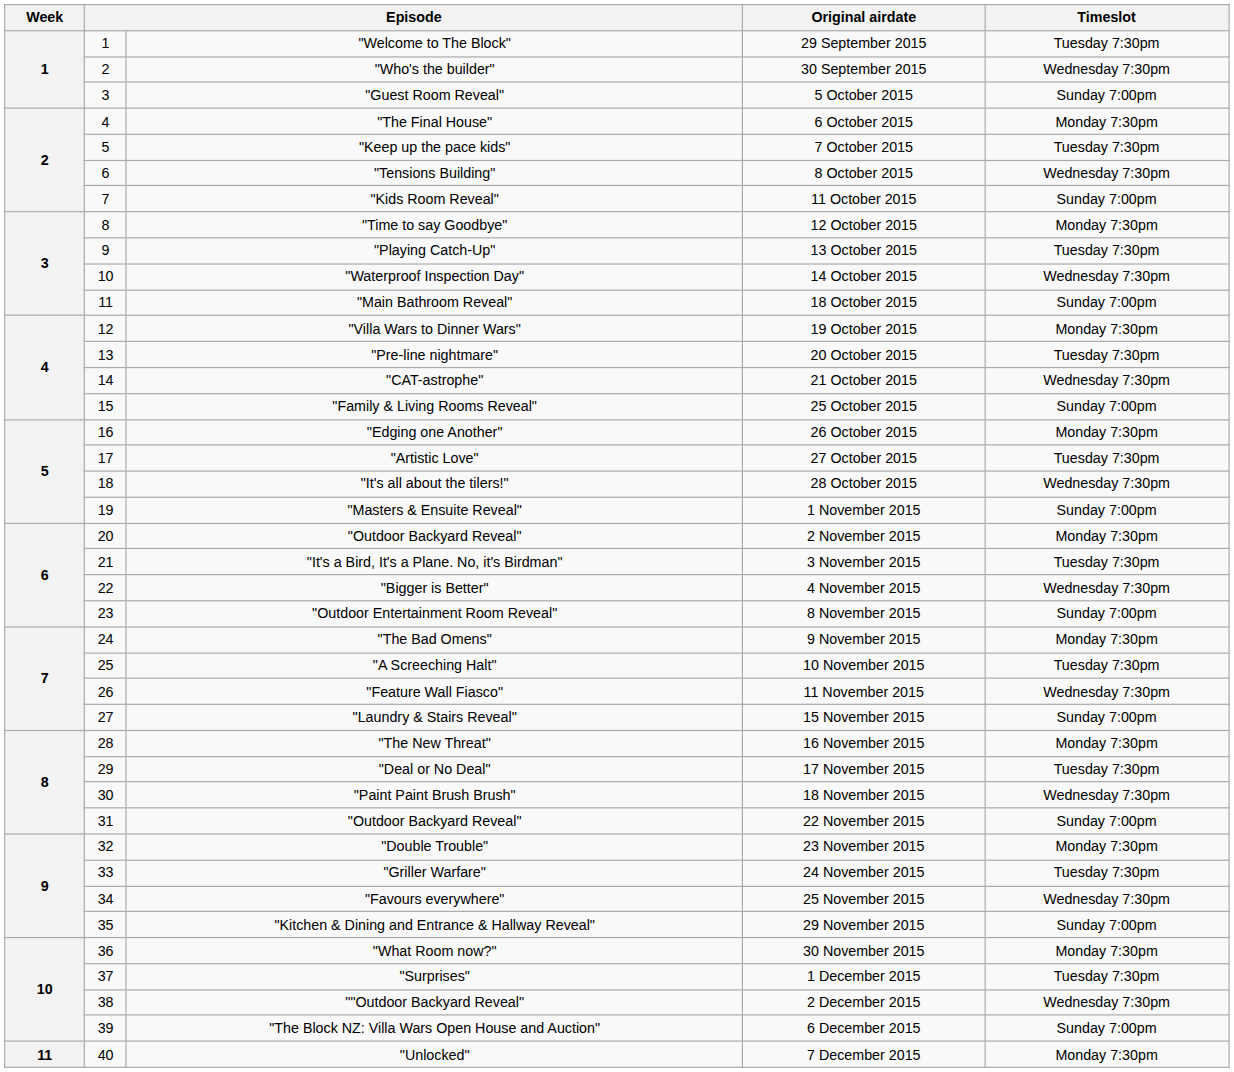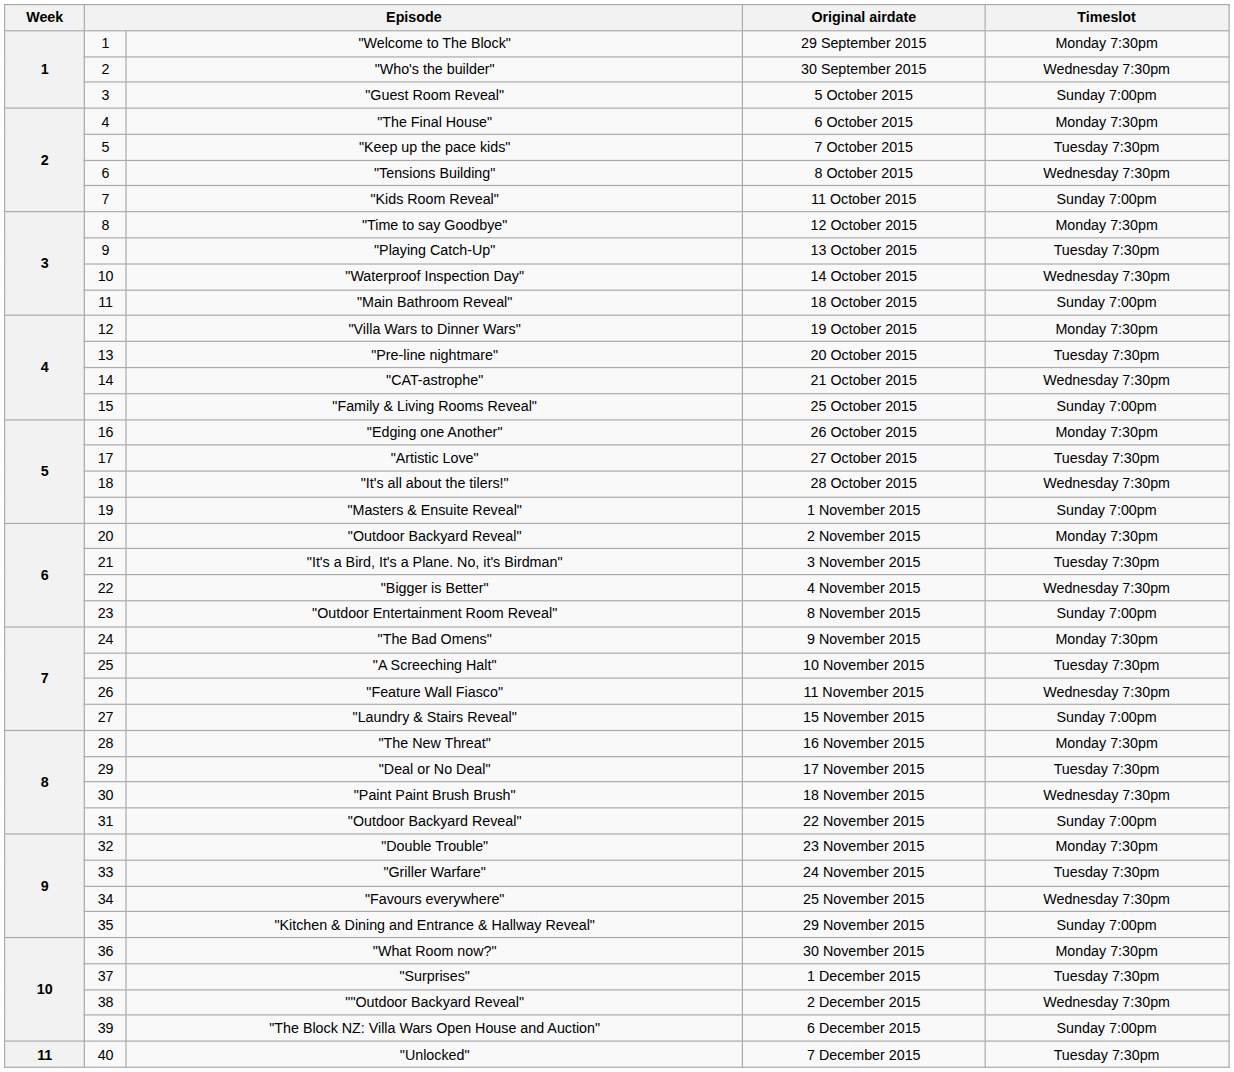(1107, 43) Tuesday 7:30pm -> (1107, 43) Monday 7:30pm
(1107, 1054) Monday 7:30pm -> (1107, 1054) Tuesday 7:30pm
